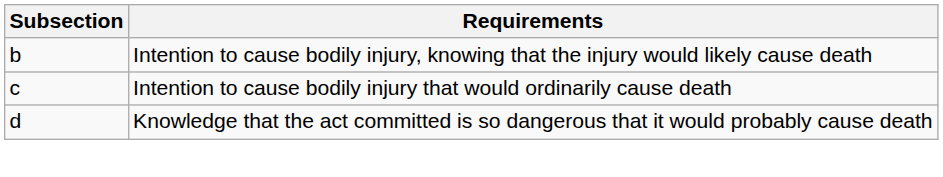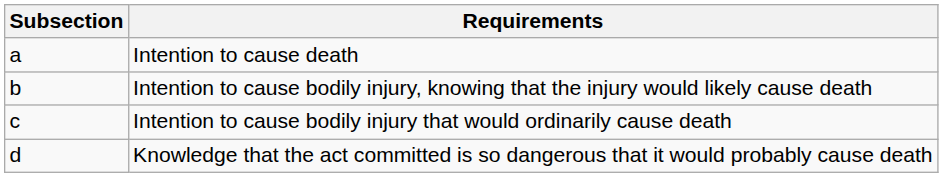+ row: (246, 54)
